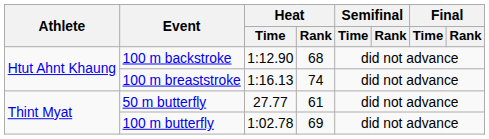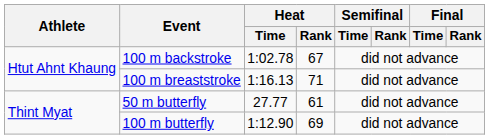(270, 58) 1:12.90 -> (270, 58) 1:02.78
(316, 58) 68 -> (316, 58) 67
(316, 80) 74 -> (316, 80) 71
(270, 124) 1:02.78 -> (270, 124) 1:12.90
